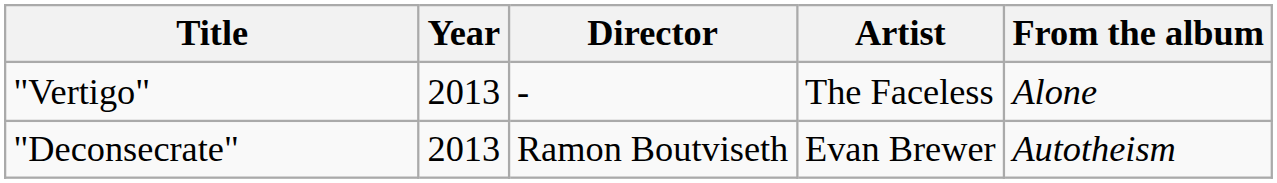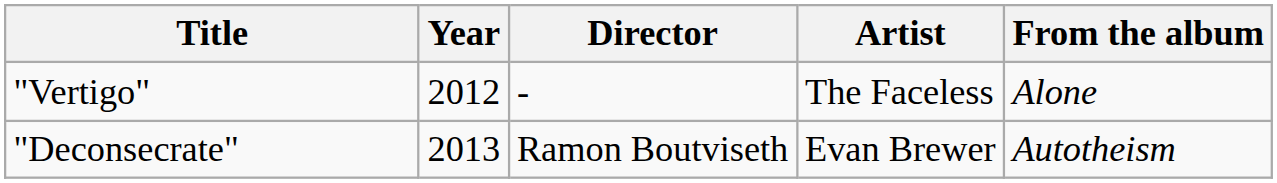(464, 90) 2013 -> (464, 90) 2012
